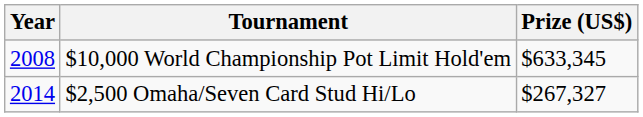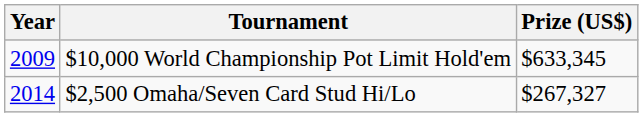(32, 58) 2008 -> (32, 58) 2009
